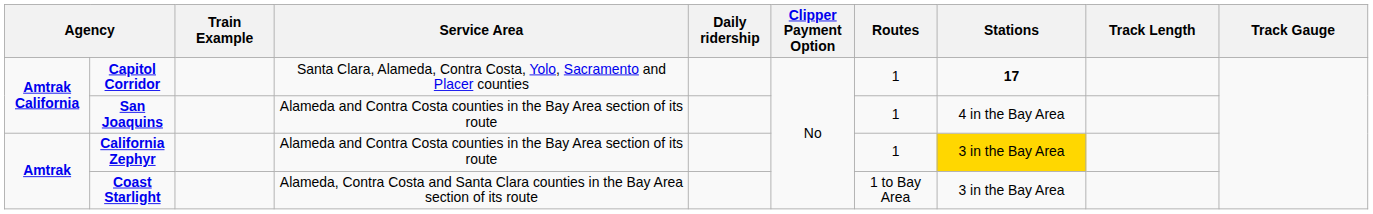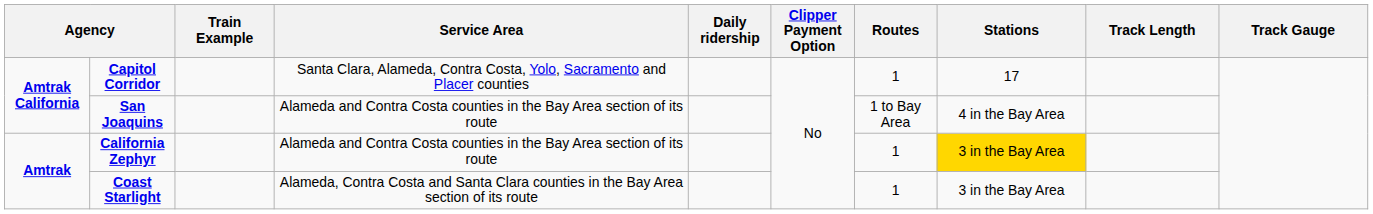(1011, 76) bold -> (1011, 76) normal
(896, 114) 1 -> (896, 114) 1 to Bay Area
(896, 189) 1 to Bay Area -> (896, 189) 1
